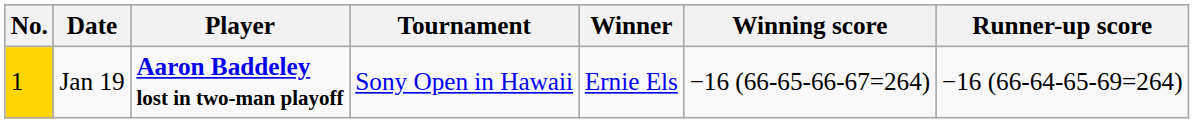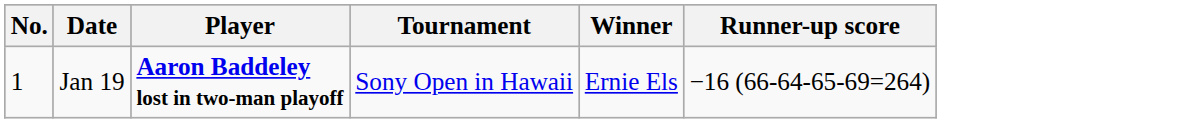- column: (810, 25)
(17, 82) gold background -> (17, 82) no background
